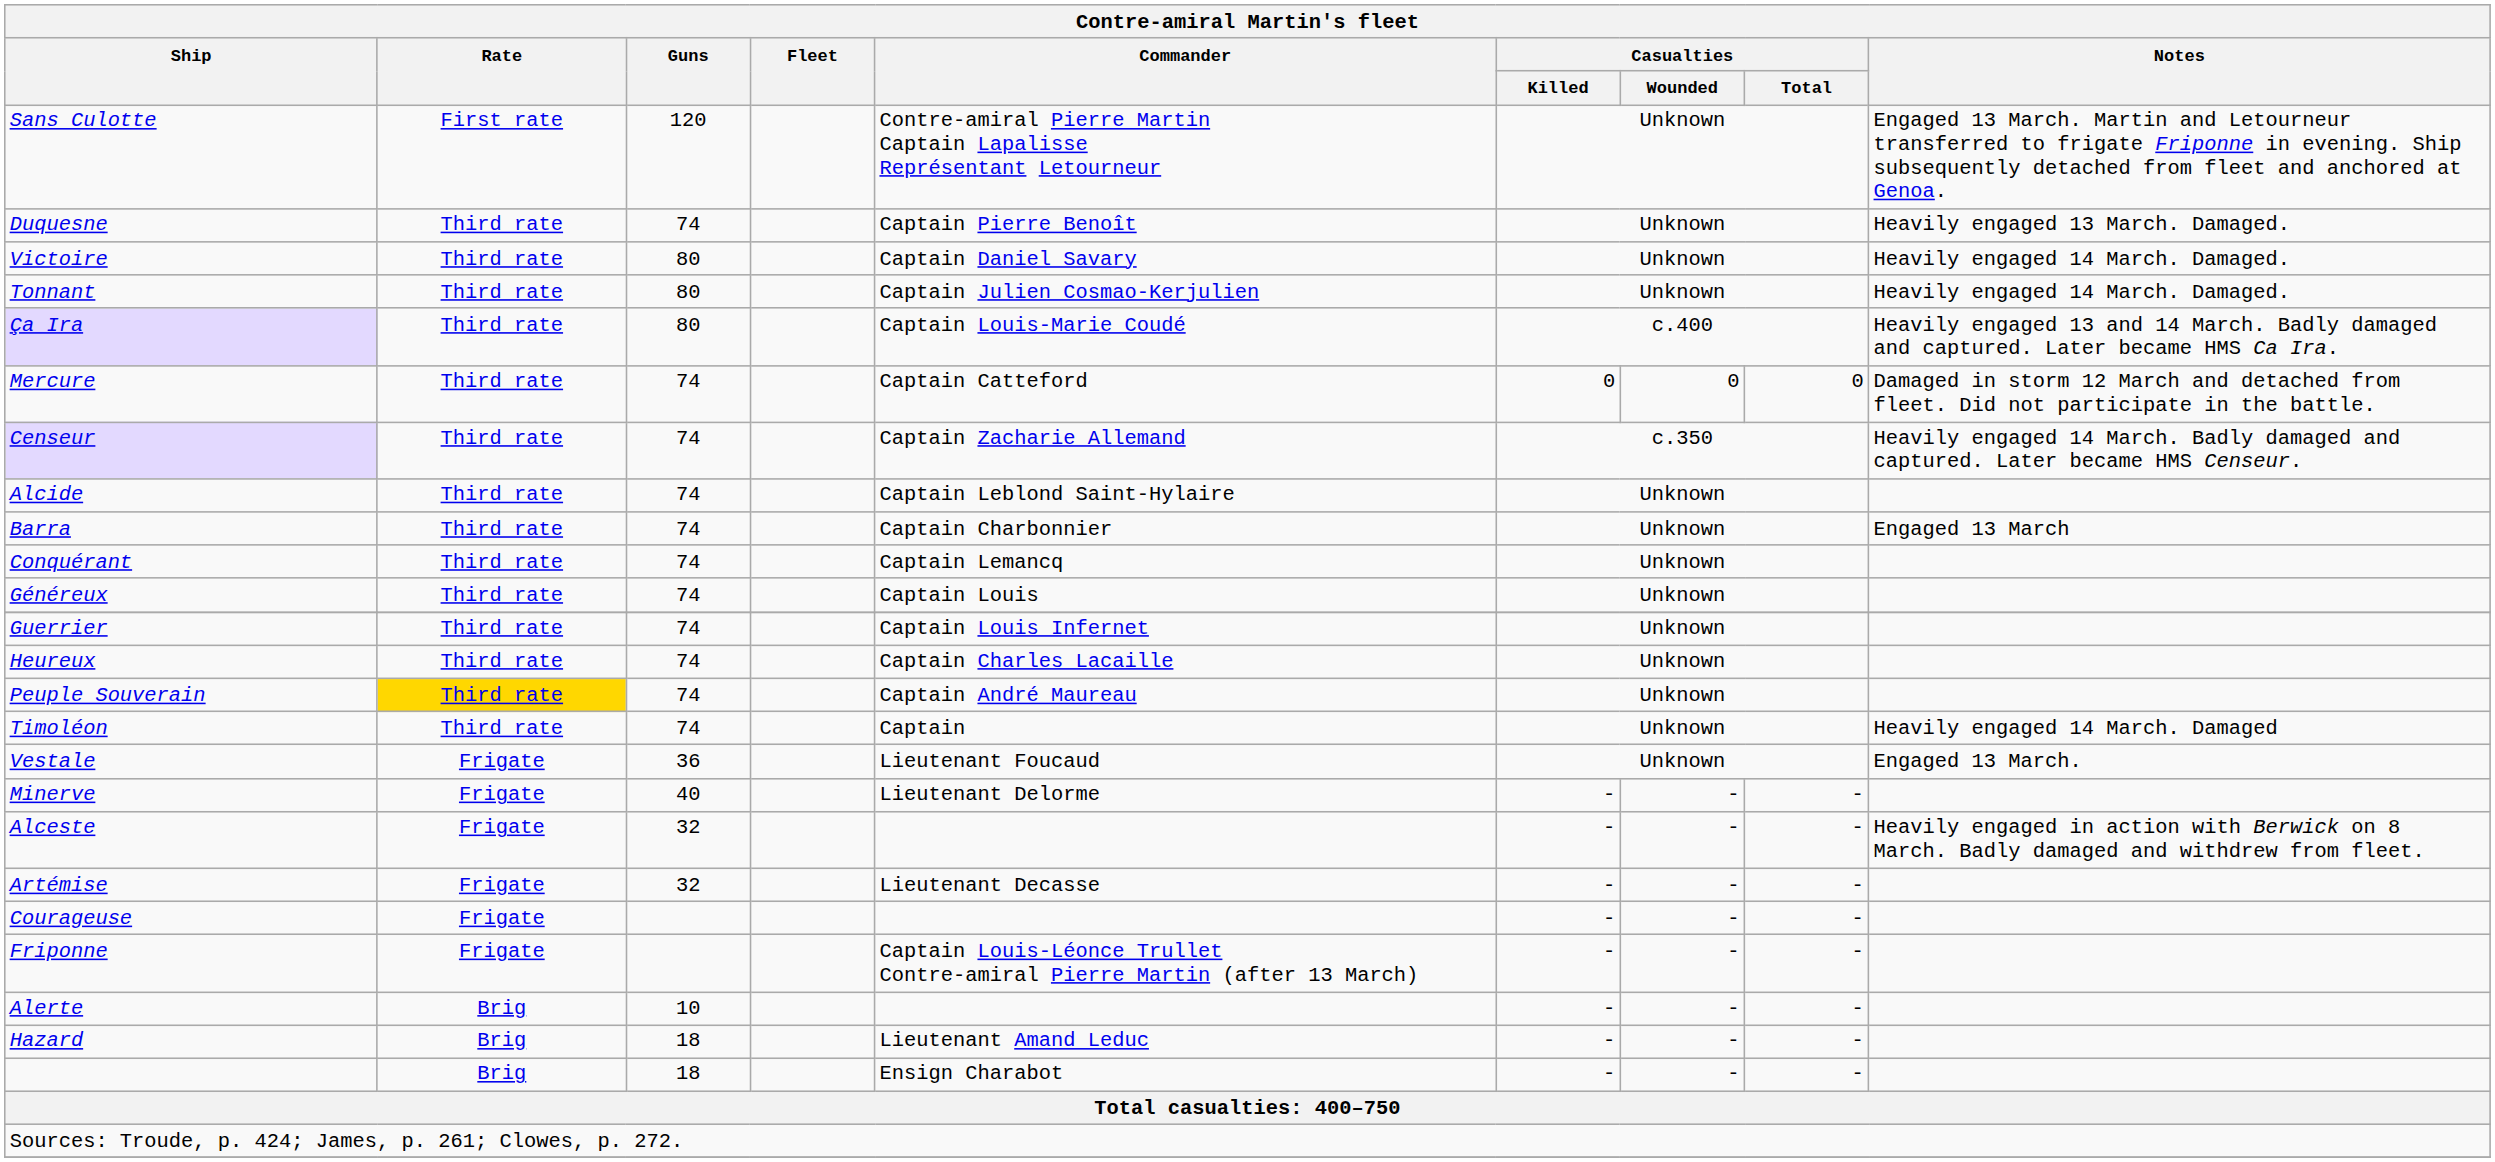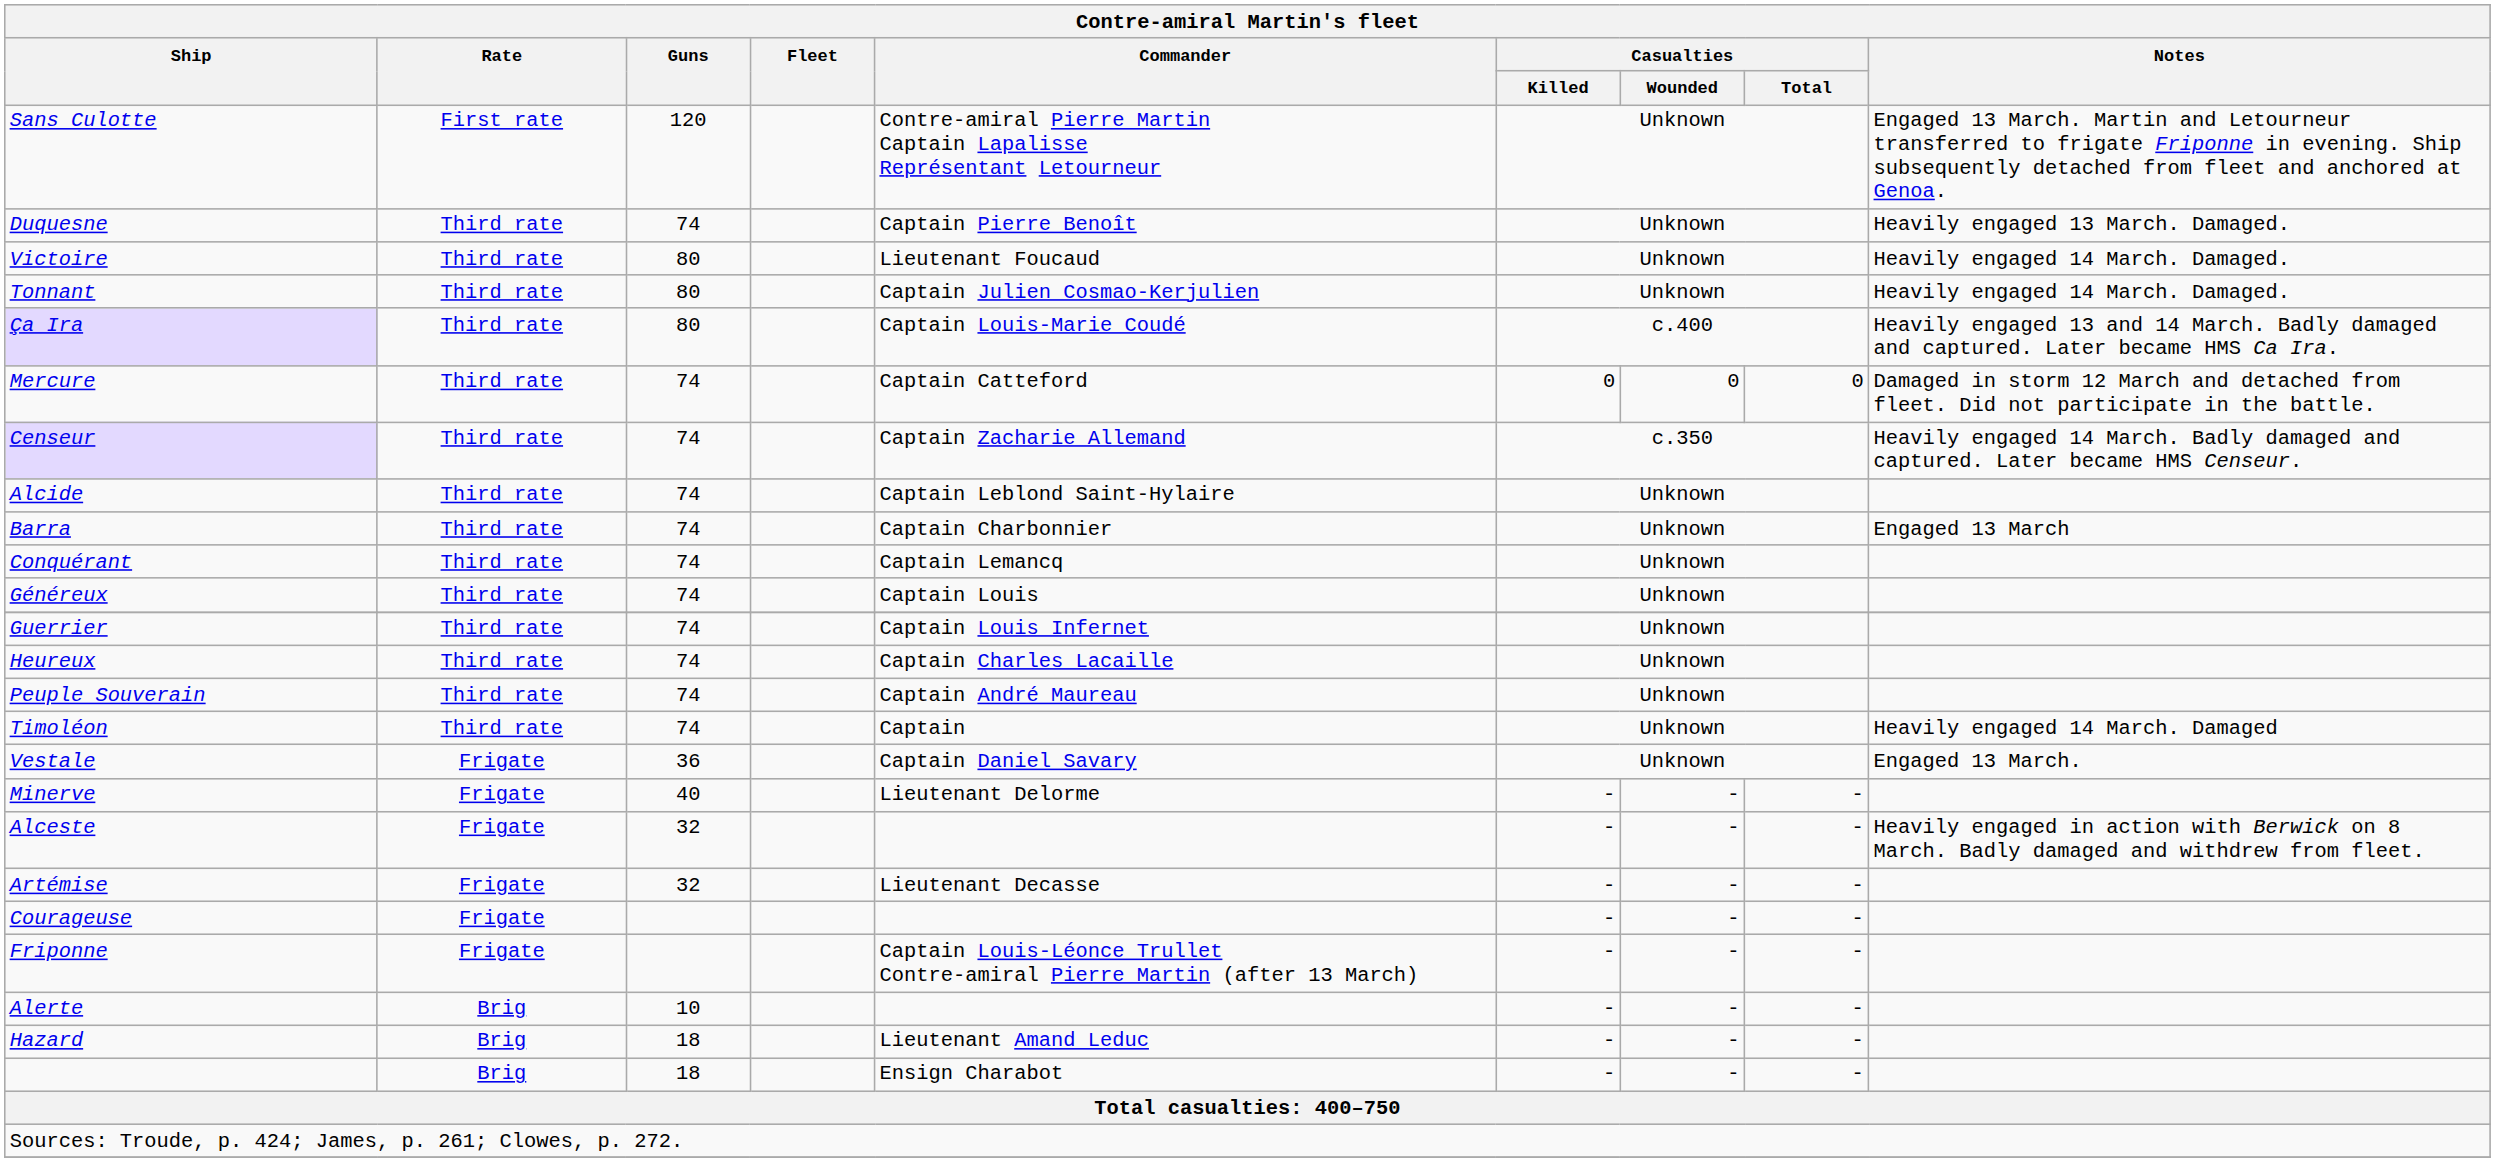(1008, 258) Captain Daniel Savary -> (990, 258) Lieutenant Foucaud
(502, 695) gold background -> (502, 695) no background
(990, 761) Lieutenant Foucaud -> (1008, 761) Captain Daniel Savary
